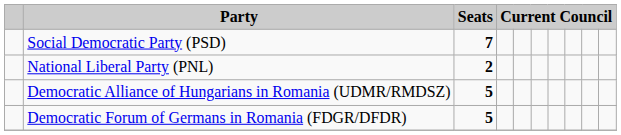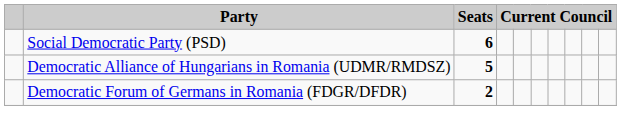(489, 42) 7 -> (489, 42) 6
- row: (120, 67)
(489, 117) 5 -> (489, 92) 2
